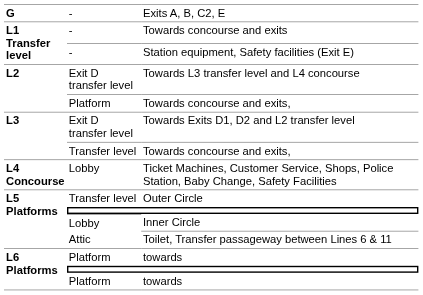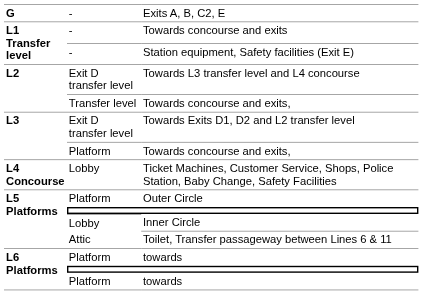(90, 103) Platform -> (103, 103) Transfer level
(103, 151) Transfer level -> (90, 151) Platform
(103, 198) Transfer level -> (90, 198) Platform
